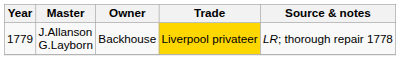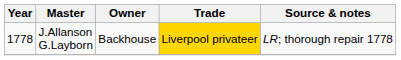(20, 38) 1779 -> (20, 38) 1778
